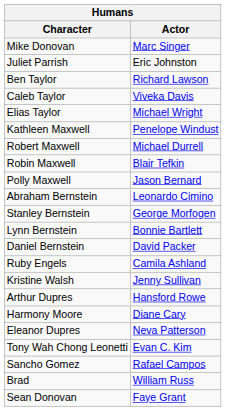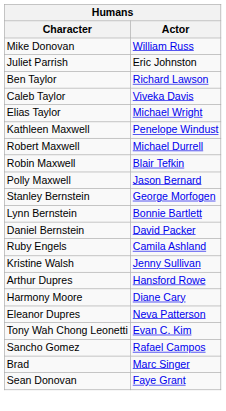(161, 46) Marc Singer -> (163, 46) William Russ
- row: (52, 197)
(163, 381) William Russ -> (161, 364) Marc Singer
